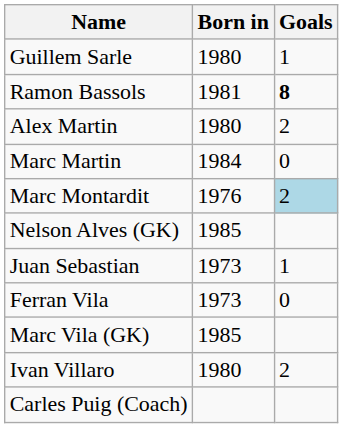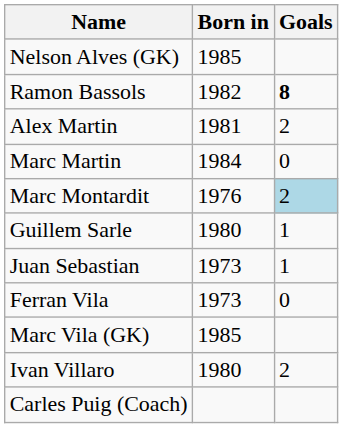rows swapped: (94, 230) <-> (71, 56)
(220, 91) 1981 -> (220, 91) 1982
(220, 126) 1980 -> (220, 126) 1981
